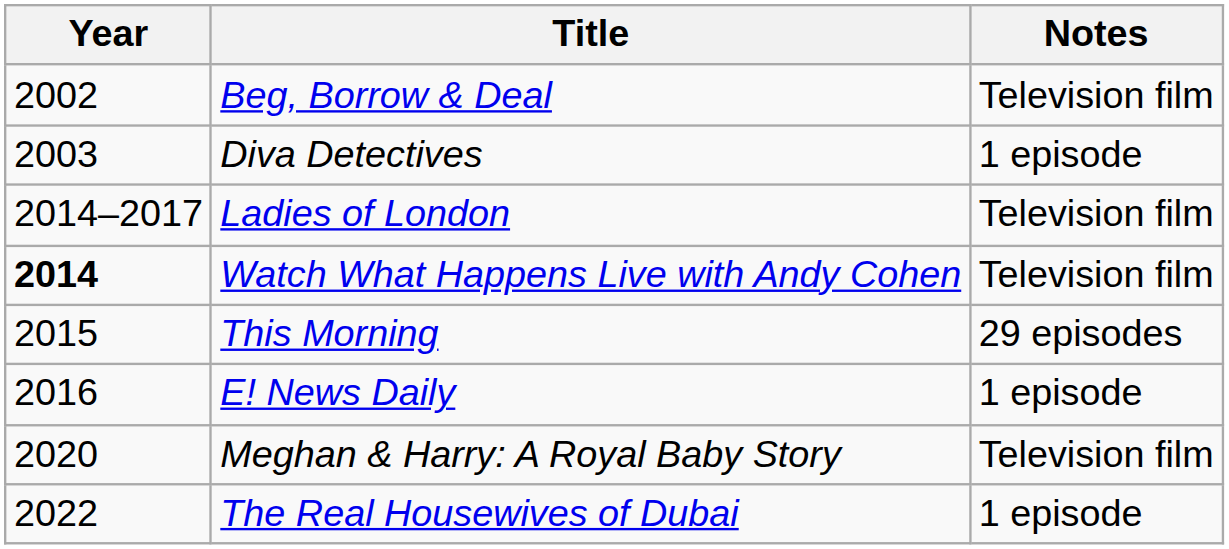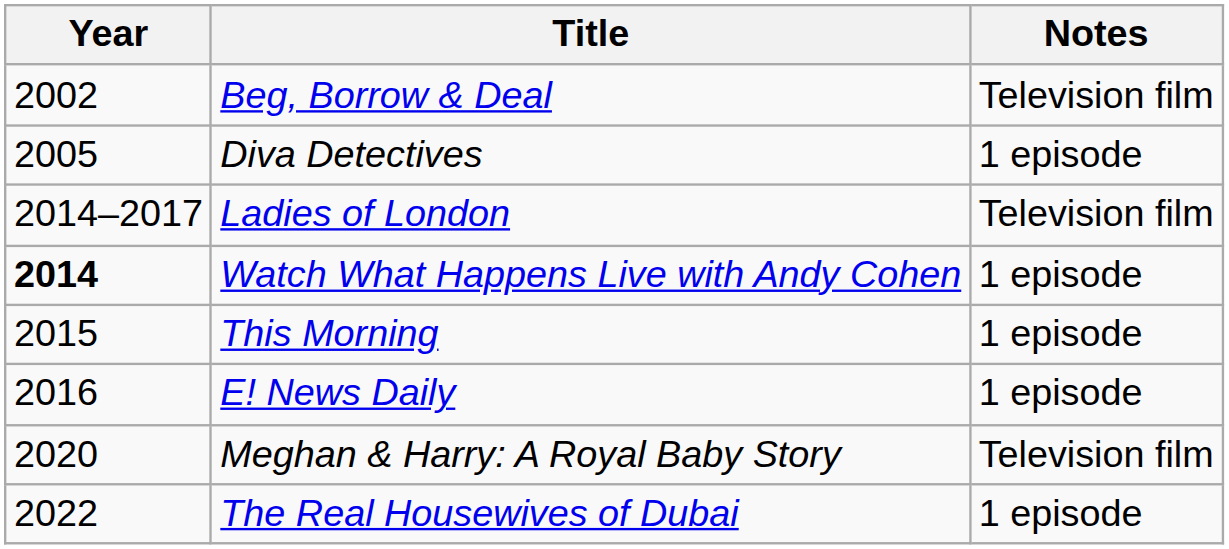(56, 154) 2003 -> (56, 154) 2005
(1096, 273) Television film -> (1061, 273) 1 episode
(1080, 333) 29 episodes -> (1061, 333) 1 episode
